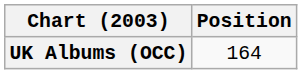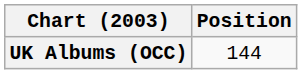(244, 53) 164 -> (244, 53) 144
